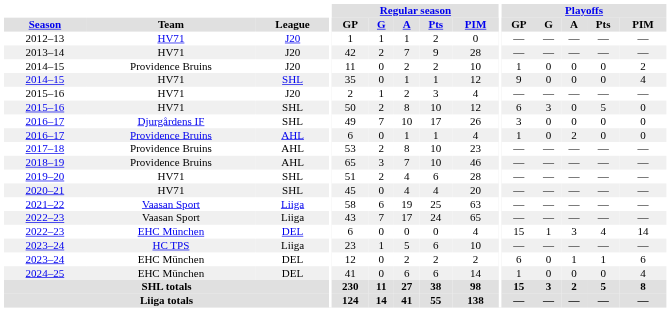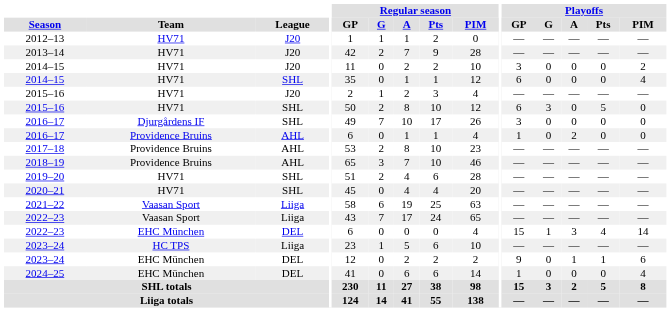(171, 66) Providence Bruins -> (171, 66) HV71
(519, 66) 1 -> (519, 66) 3
(519, 80) 9 -> (519, 80) 6
(519, 259) 6 -> (519, 259) 9
